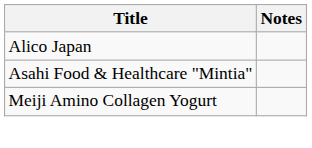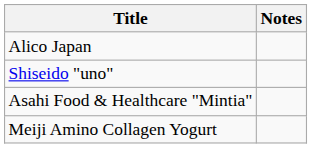+ row: (61, 73)
